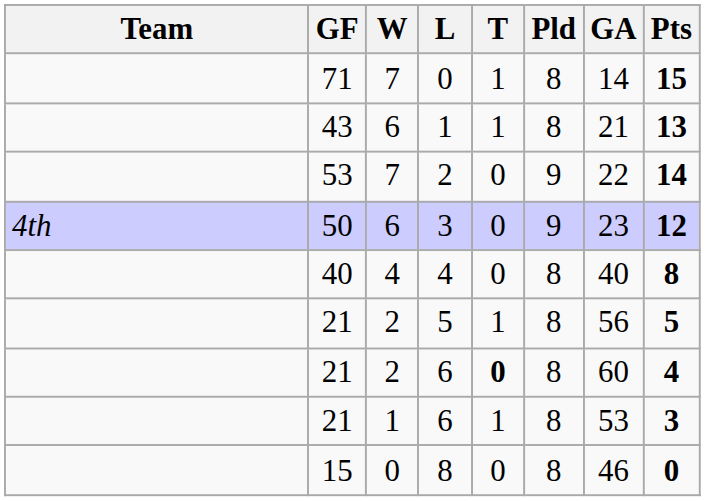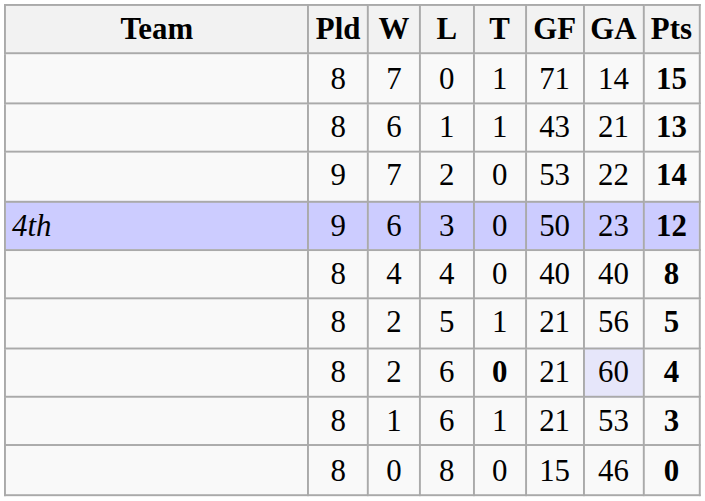columns swapped: (554, 28) <-> (337, 28)
(613, 371) no background -> (613, 371) lavender background
